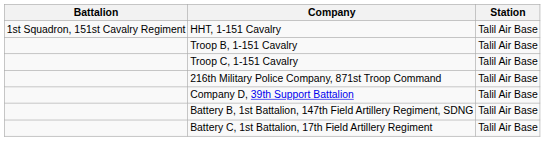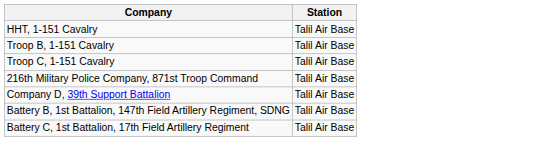- column: (96, 12)
